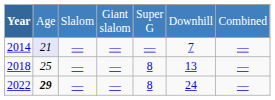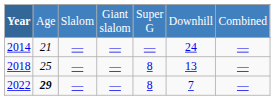(46, 47) lavender background -> (46, 47) no background
(191, 47) 7 -> (191, 47) 24
(191, 86) 24 -> (191, 86) 7
